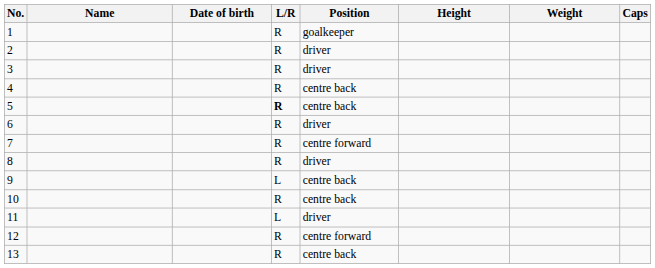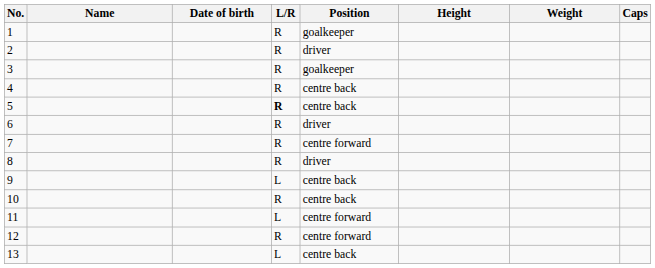(317, 69) driver -> (328, 69) goalkeeper
(317, 217) driver -> (337, 217) centre forward
(278, 254) R -> (278, 254) L
